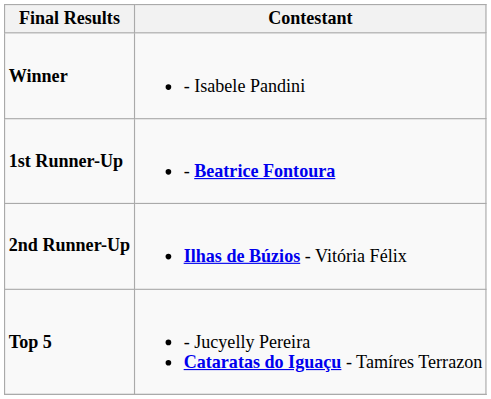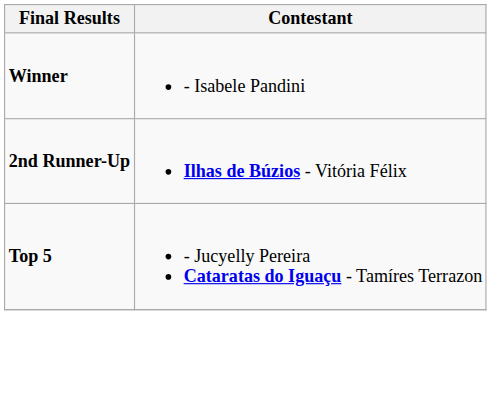- row: (66, 160)
